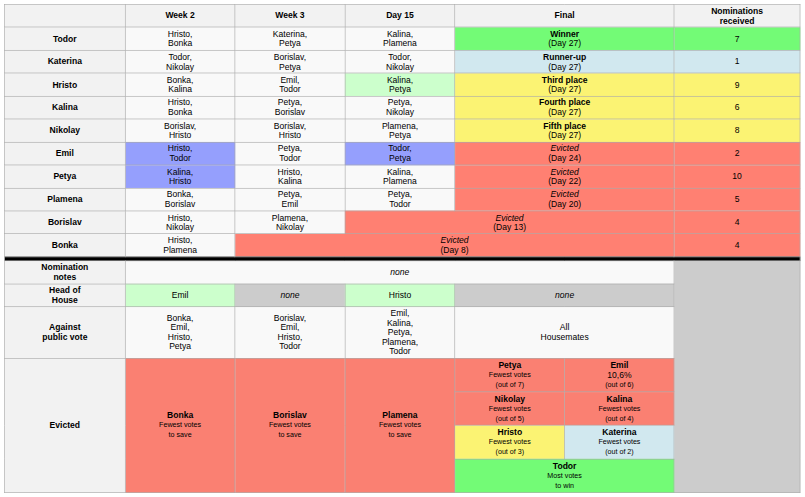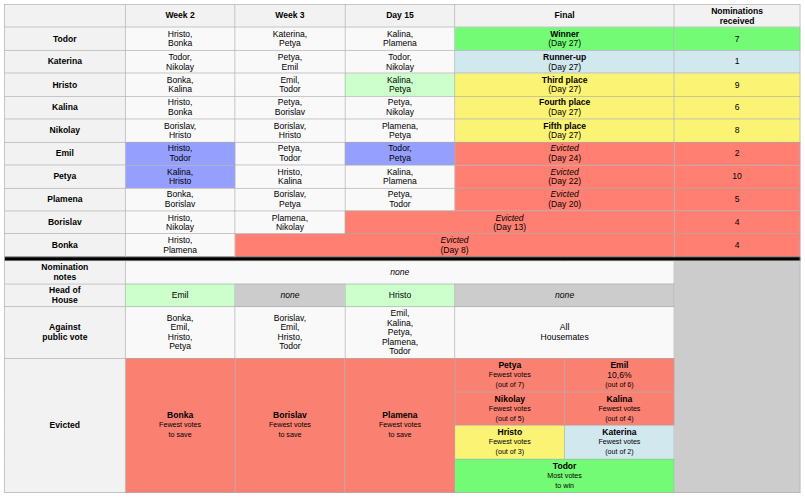(290, 61) Borislav, Petya -> (290, 61) Petya, Emil
(290, 199) Petya, Emil -> (290, 199) Borislav, Petya
